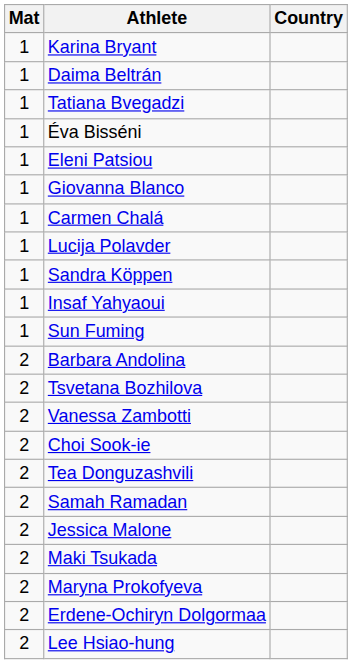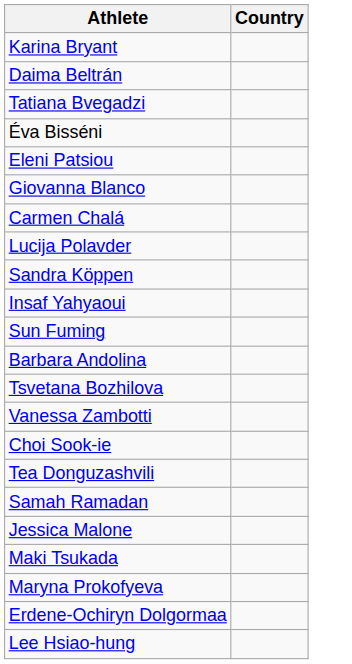- column: (24, 18)
